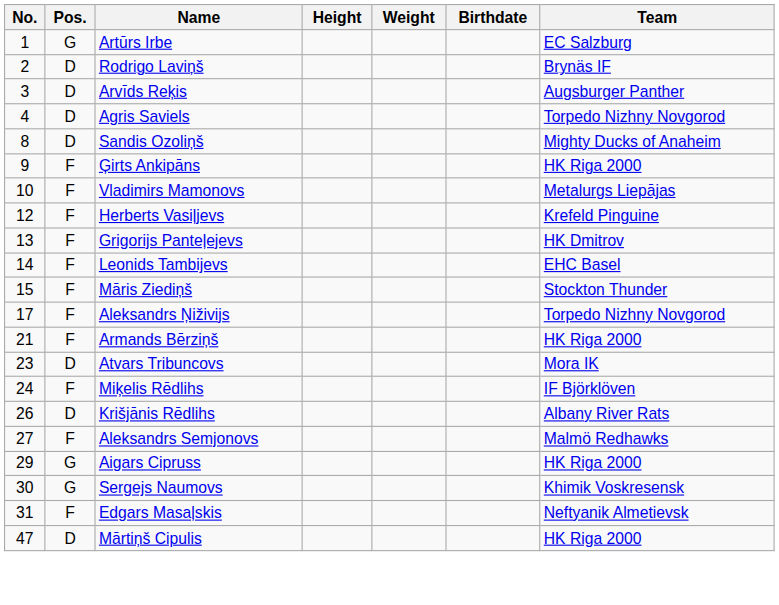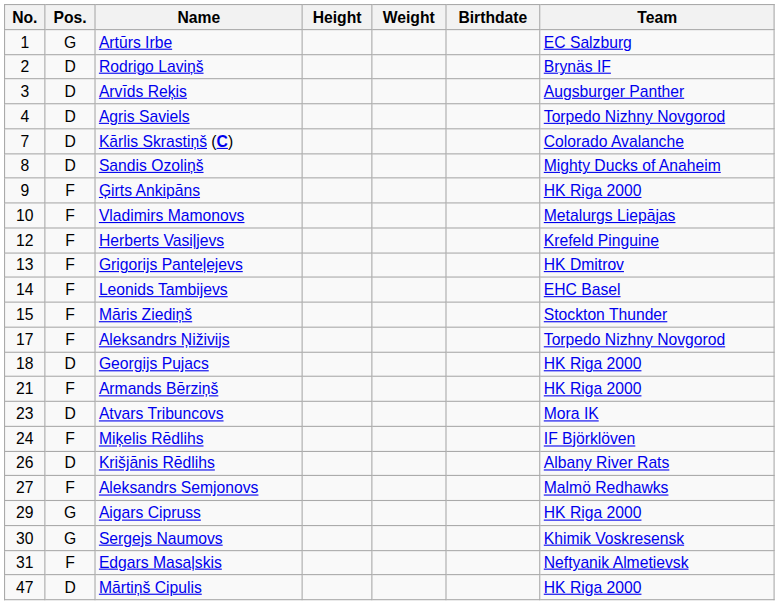+ row: (166, 141)
+ row: (154, 364)
